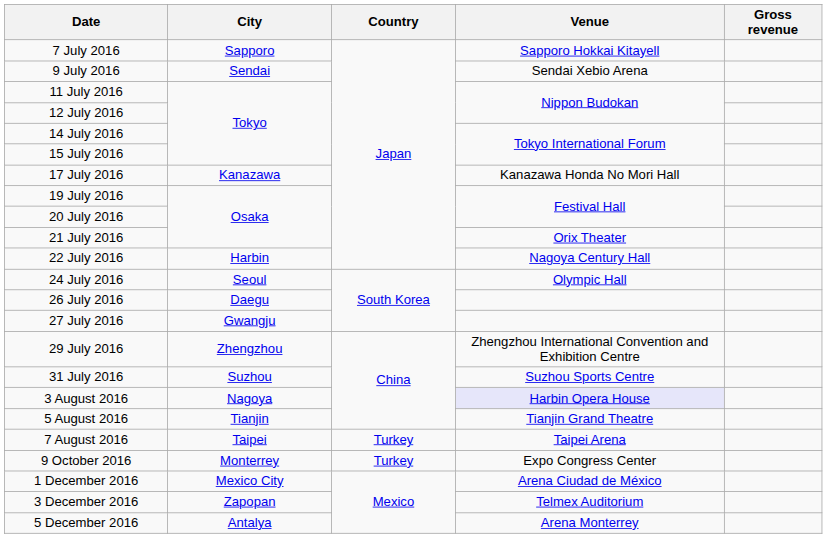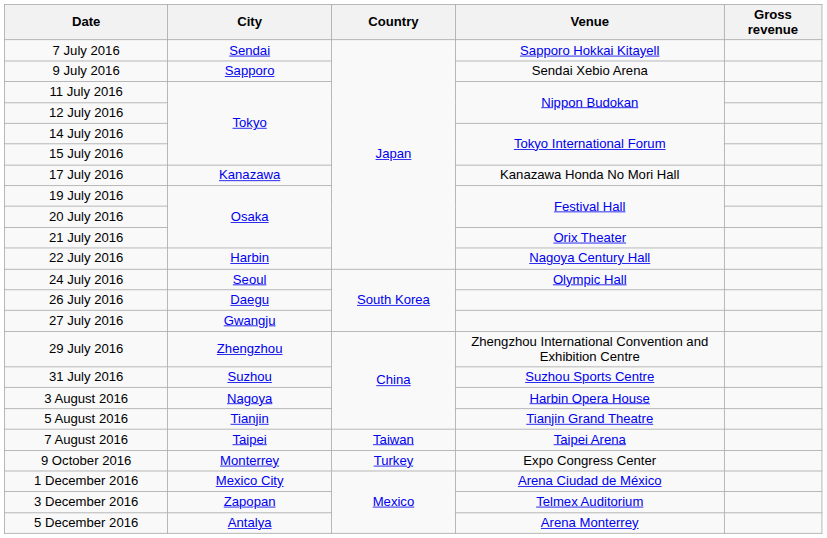(250, 50) Sapporo -> (250, 50) Sendai
(250, 71) Sendai -> (250, 71) Sapporo
(590, 398) lavender background -> (590, 398) no background
(393, 439) Turkey -> (393, 439) Taiwan
